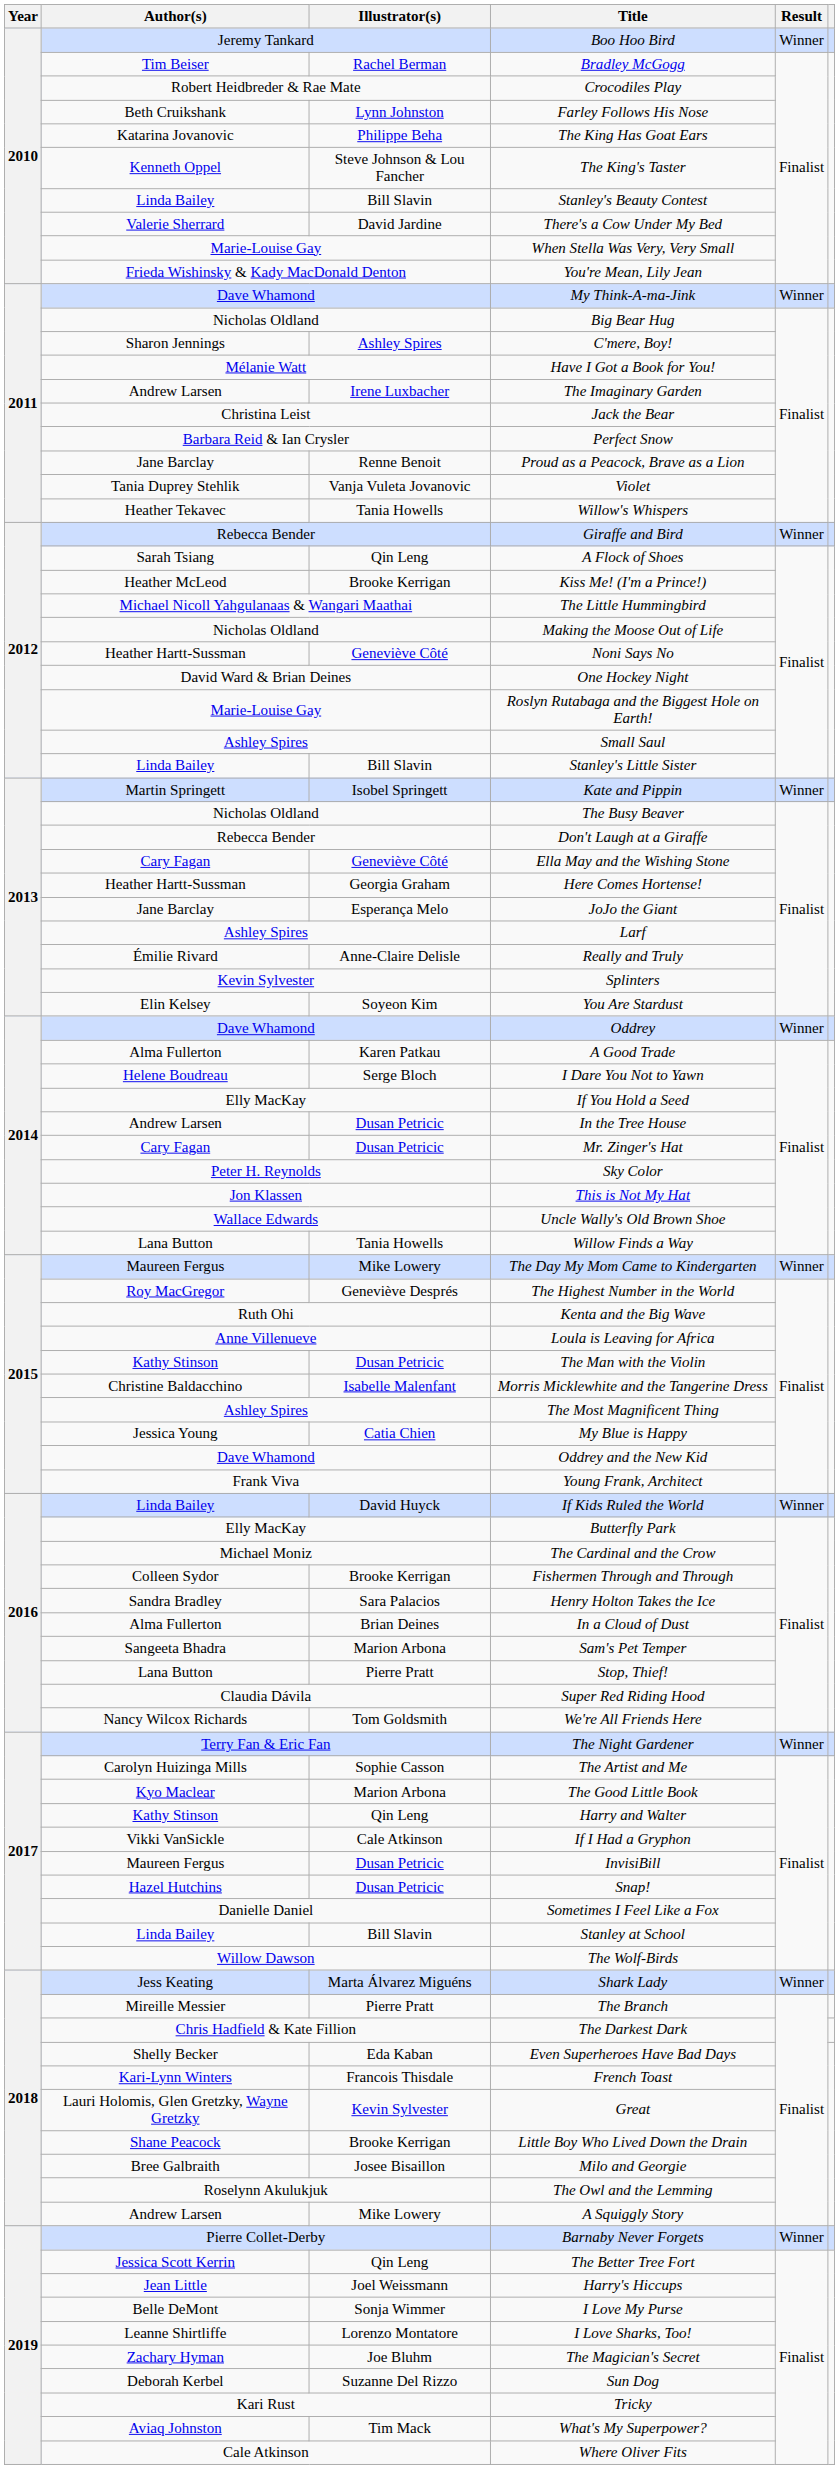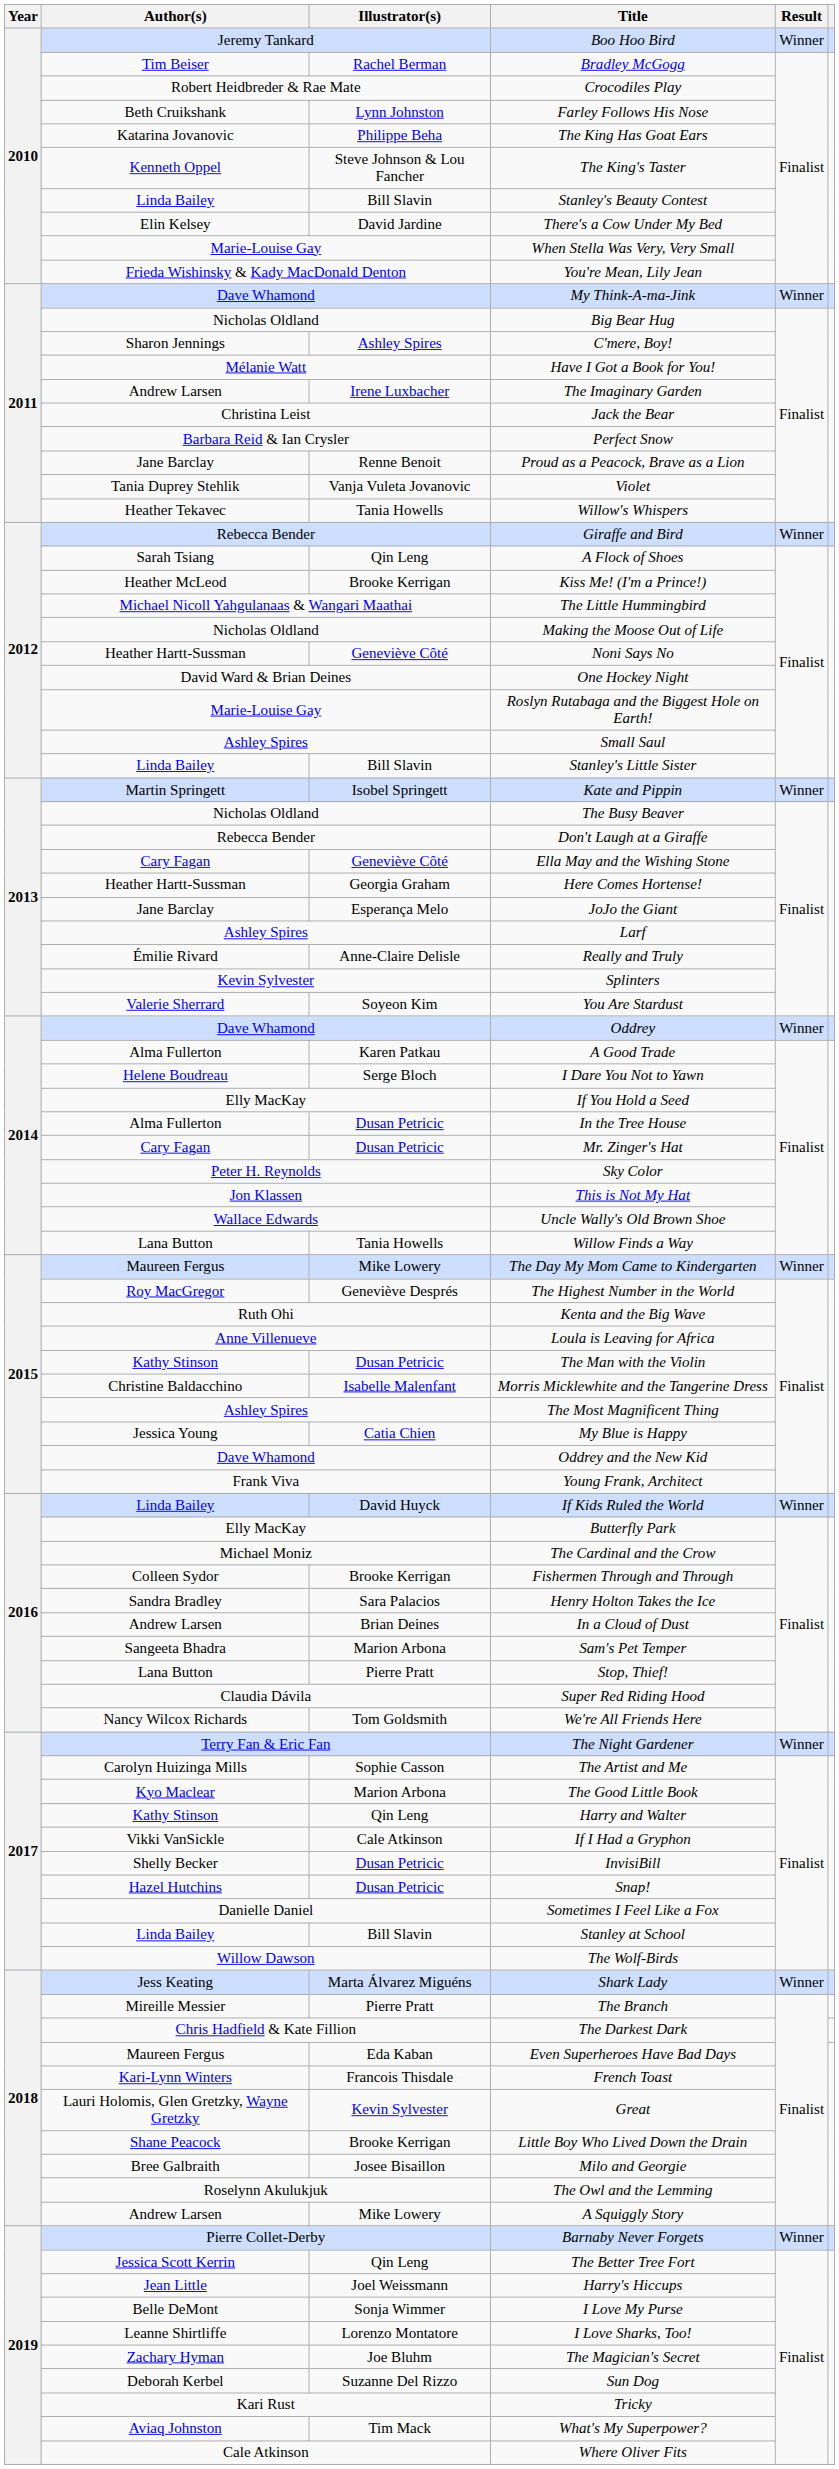(175, 224) Valerie Sherrard -> (175, 224) Elin Kelsey
(175, 1004) Elin Kelsey -> (175, 1004) Valerie Sherrard
(175, 1123) Andrew Larsen -> (175, 1123) Alma Fullerton
(175, 1624) Alma Fullerton -> (175, 1624) Andrew Larsen
(175, 1863) Maureen Fergus -> (175, 1863) Shelly Becker
(175, 2053) Shelly Becker -> (175, 2053) Maureen Fergus
